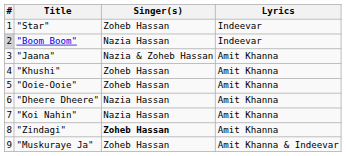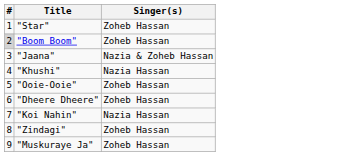- column: (278, 12)
(136, 42) Nazia Hassan -> (136, 42) Zoheb Hassan
(136, 71) Zoheb Hassan -> (136, 71) Nazia Hassan
(136, 101) Nazia Hassan -> (136, 101) Zoheb Hassan
(136, 130) bold -> (136, 130) normal
